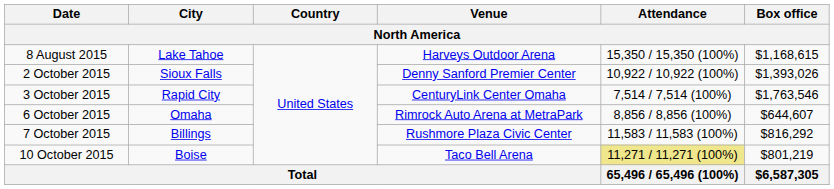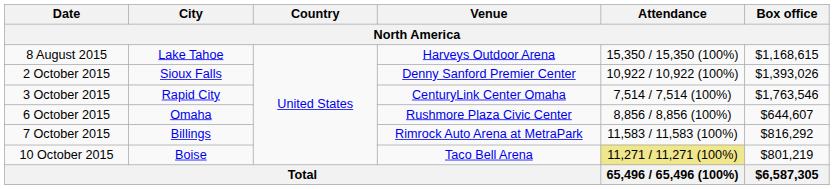(489, 114) Rimrock Auto Arena at MetraPark -> (489, 114) Rushmore Plaza Civic Center
(489, 134) Rushmore Plaza Civic Center -> (489, 134) Rimrock Auto Arena at MetraPark
